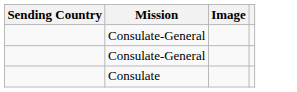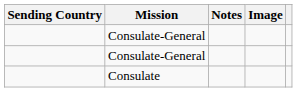+ column: (227, 14)
